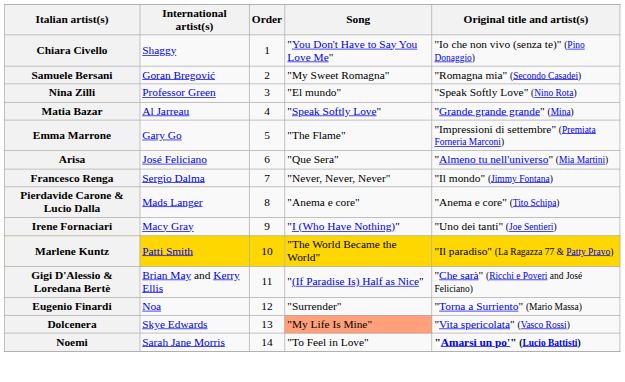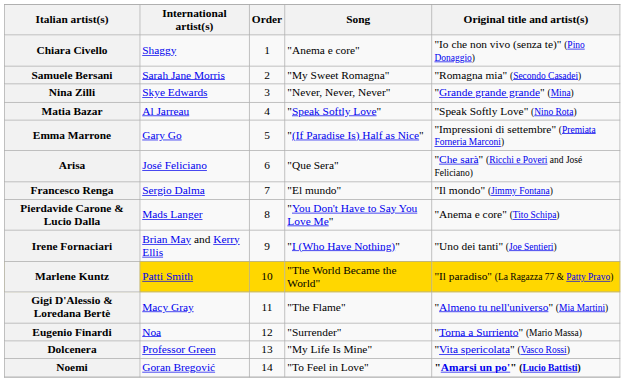(352, 50) "You Don't Have to Say You Love Me" -> (324, 50) "Anema e core"
(179, 75) Goran Bregović -> (184, 75) Sarah Jane Morris
(179, 93) Professor Green -> (175, 93) Skye Edwards
(314, 93) "El mundo" -> (339, 93) "Never, Never, Never"
(506, 93) "Speak Softly Love" (Nino Rota) -> (504, 93) "Grande grande grande" (Mina)
(504, 111) "Grande grande grande" (Mina) -> (506, 111) "Speak Softly Love" (Nino Rota)
(316, 135) "The Flame" -> (356, 135) "(If Paradise Is) Half as Nice"
(521, 159) "Almeno tu nell'universo" (Mia Martini) -> (508, 166) "Che sarà" (Ricchi e Poveri and José Feliciano)
(339, 177) "Never, Never, Never" -> (314, 190) "El mundo"
(324, 202) "Anema e core" -> (352, 215) "You Don't Have to Say You Love Me"
(168, 226) Macy Gray -> (191, 245) Brian May and Kerry Ellis
(191, 281) Brian May and Kerry Ellis -> (168, 307) Macy Gray
(356, 281) "(If Paradise Is) Half as Nice" -> (316, 307) "The Flame"
(508, 281) "Che sarà" (Ricchi e Poveri and José Feliciano) -> (521, 307) "Almeno tu nell'universo" (Mia Martini)
(175, 324) Skye Edwards -> (179, 349) Professor Green
(330, 324) lightsalmon background -> (330, 349) no background
(184, 342) Sarah Jane Morris -> (179, 367) Goran Bregović
